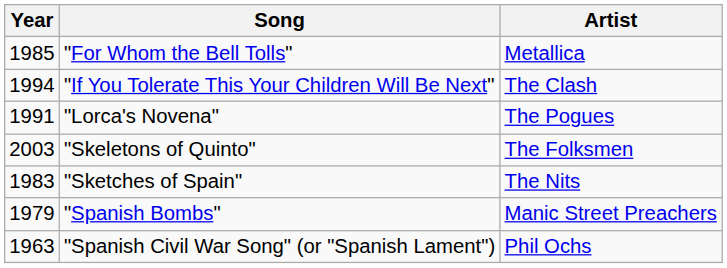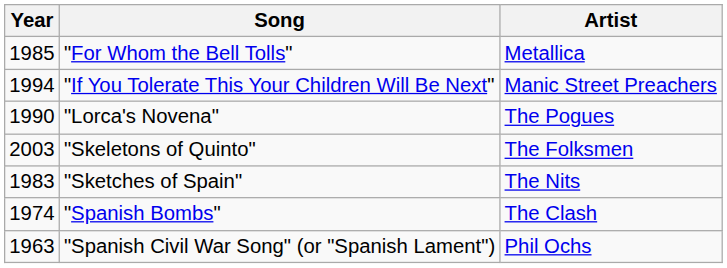(551, 85) The Clash -> (611, 85) Manic Street Preachers
(32, 117) 1991 -> (32, 117) 1990
(32, 213) 1979 -> (32, 213) 1974
(611, 213) Manic Street Preachers -> (551, 213) The Clash
